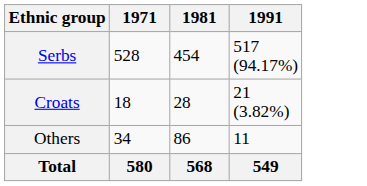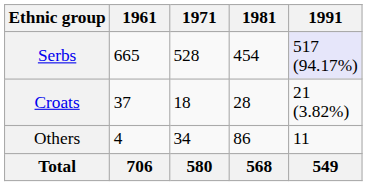+ column: (140, 18)
(266, 55) no background -> (325, 55) lavender background
